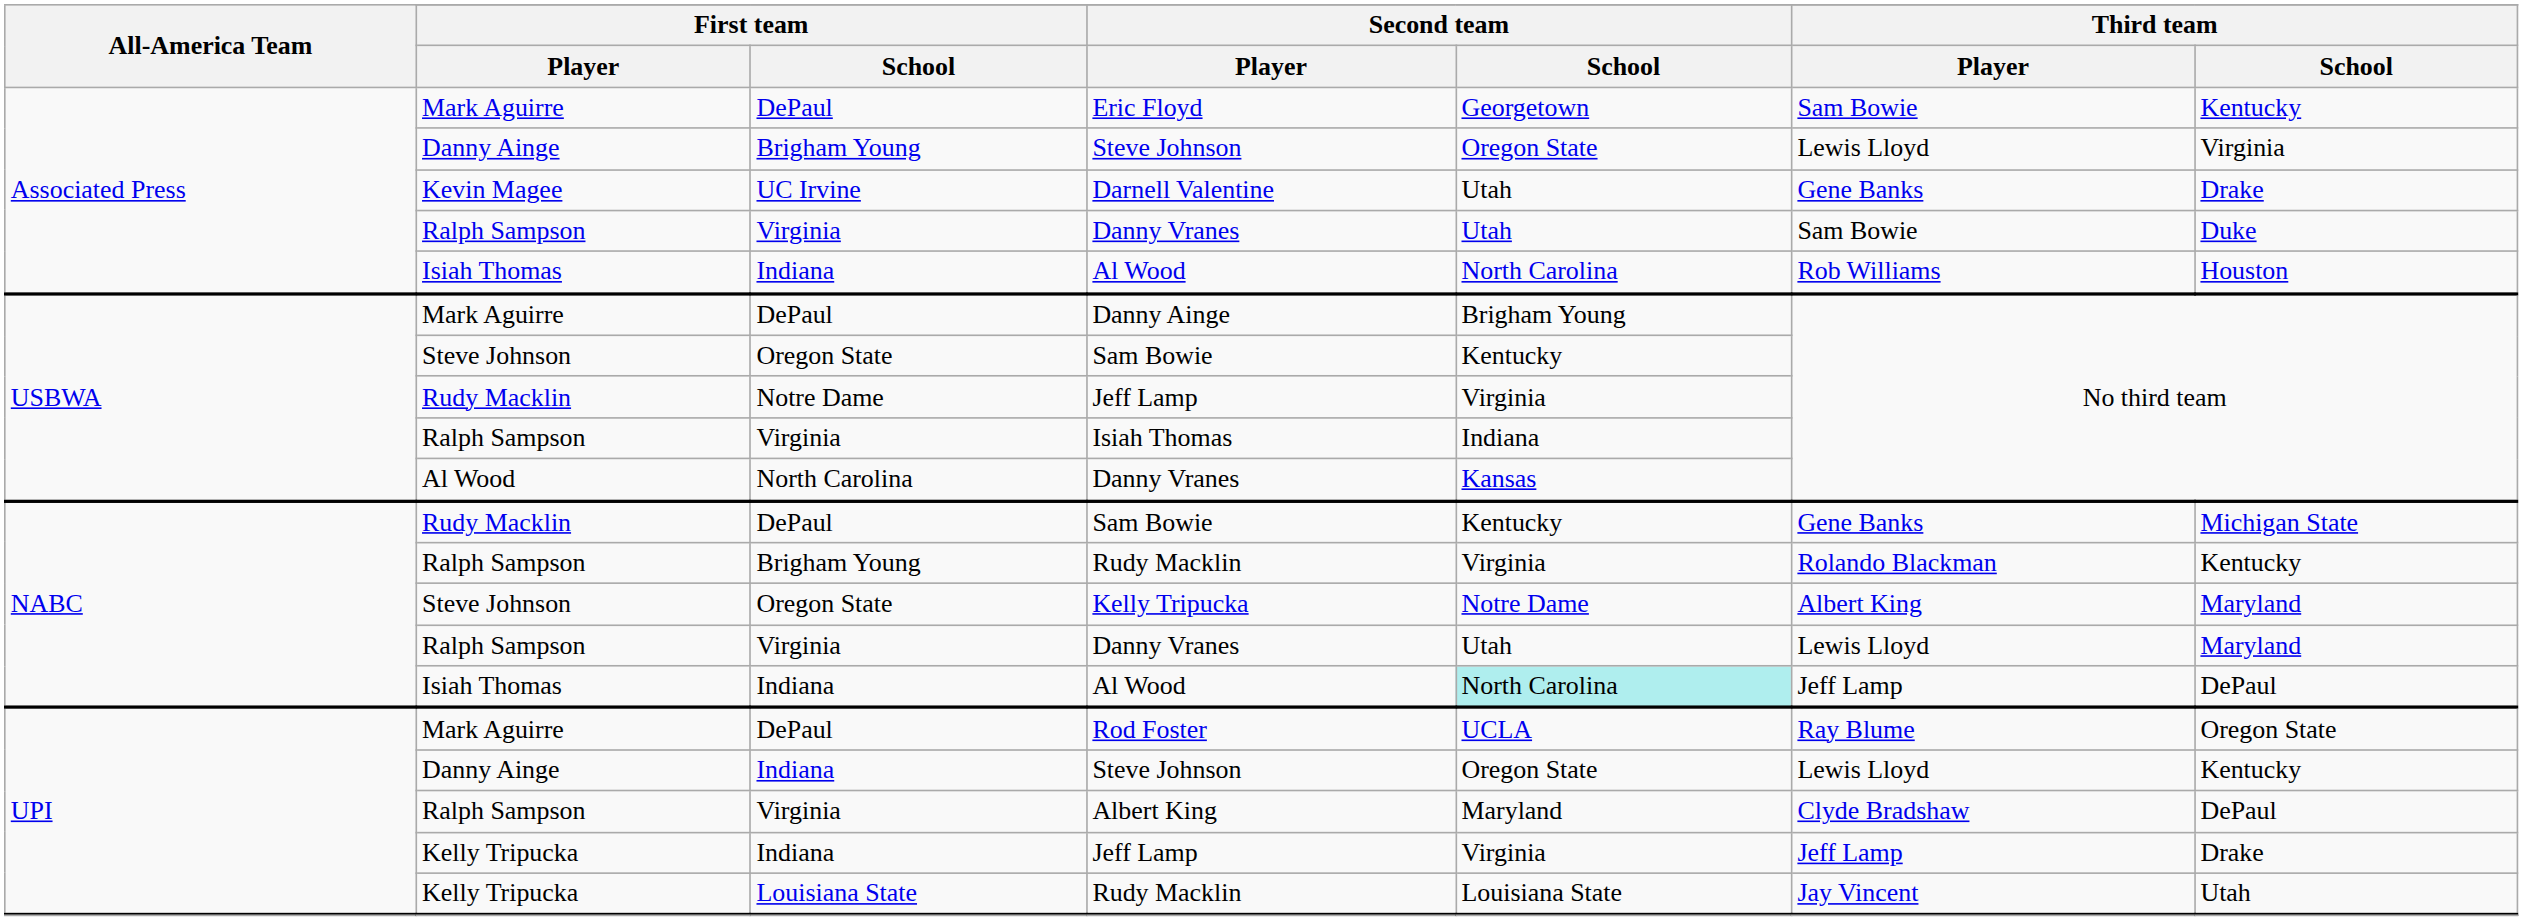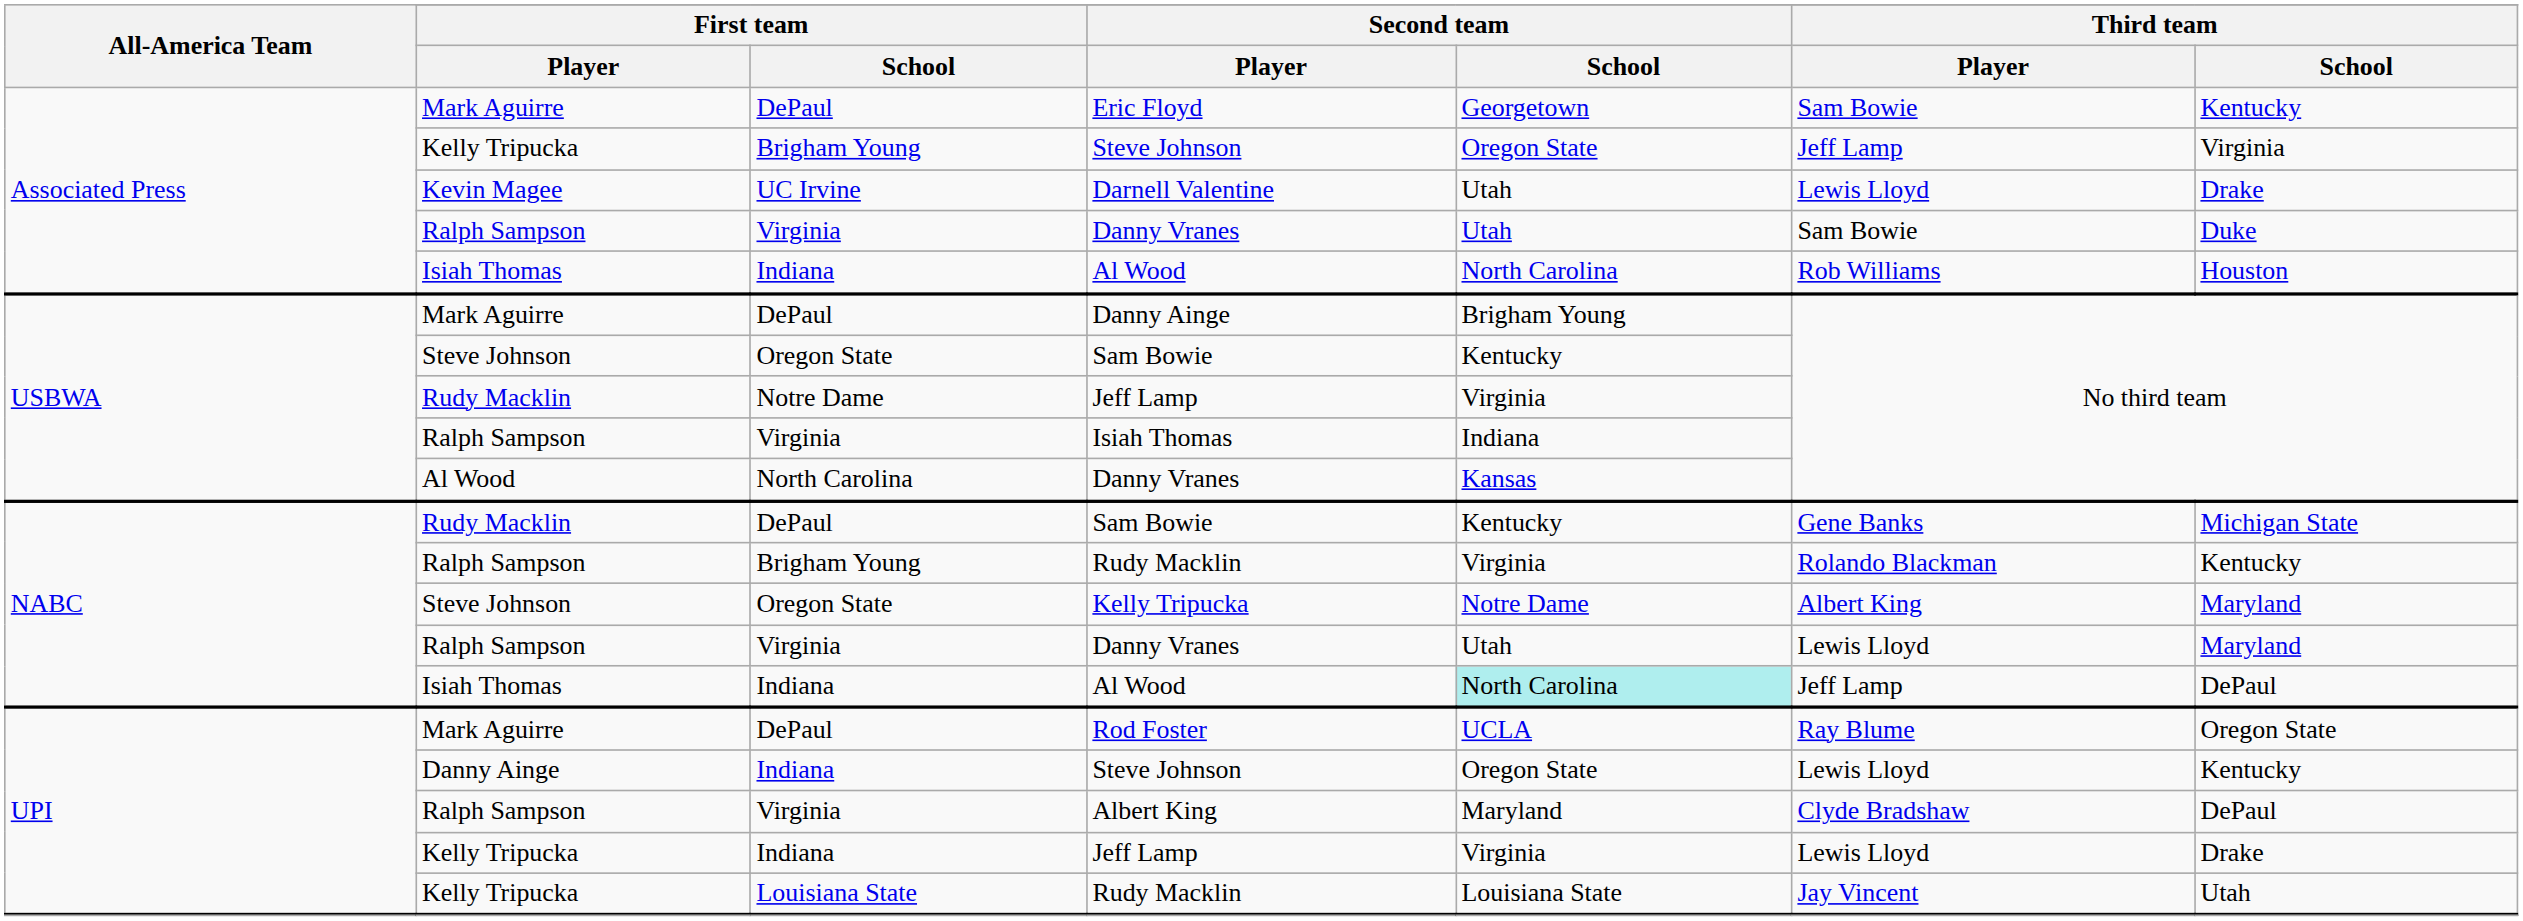(491, 148) Danny Ainge -> (500, 148) Kelly Tripucka
(1863, 148) Lewis Lloyd -> (1850, 148) Jeff Lamp
(1860, 189) Gene Banks -> (1863, 189) Lewis Lloyd
(1850, 852) Jeff Lamp -> (1863, 852) Lewis Lloyd
